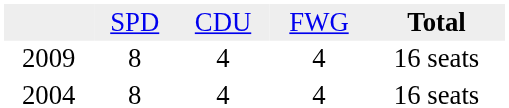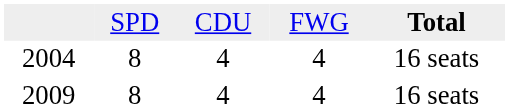rows swapped: (49, 58) <-> (49, 95)
